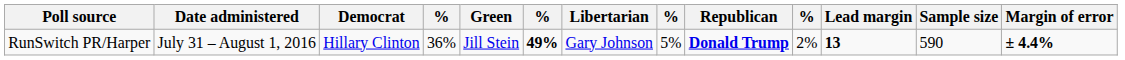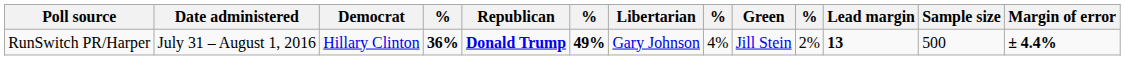columns swapped: (739, 17) <-> (491, 17)
(441, 42) normal -> (443, 42) bold
(671, 42) 5% -> (718, 42) 4%
(931, 42) 590 -> (934, 42) 500
